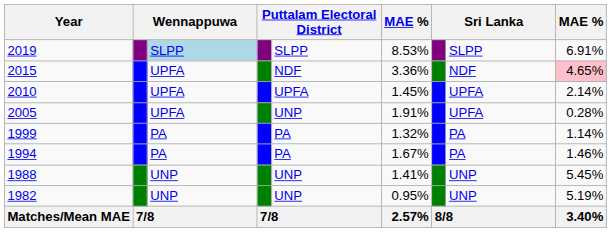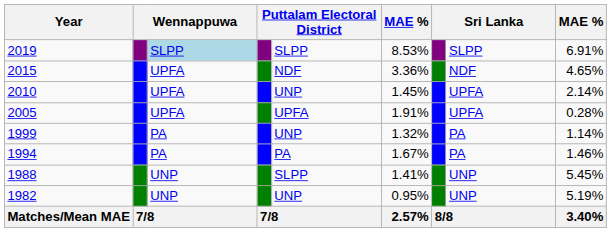(585, 71) pink background -> (585, 71) no background
(291, 92) UPFA -> (288, 92) UNP
(288, 112) UNP -> (291, 112) UPFA
(283, 133) PA -> (288, 133) UNP
(288, 175) UNP -> (291, 175) SLPP
